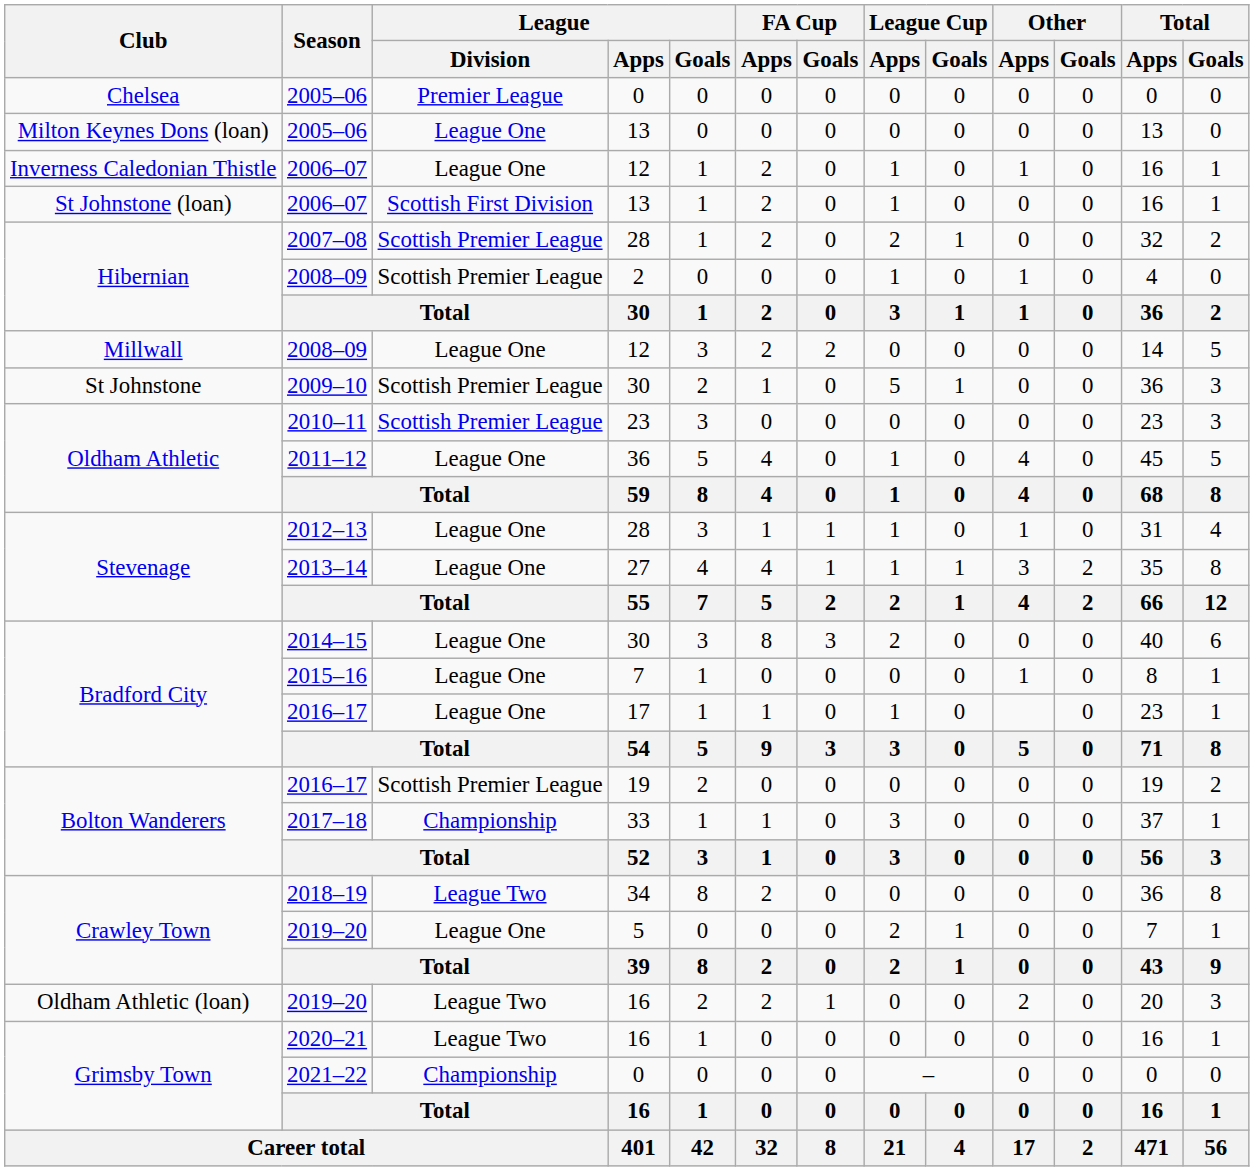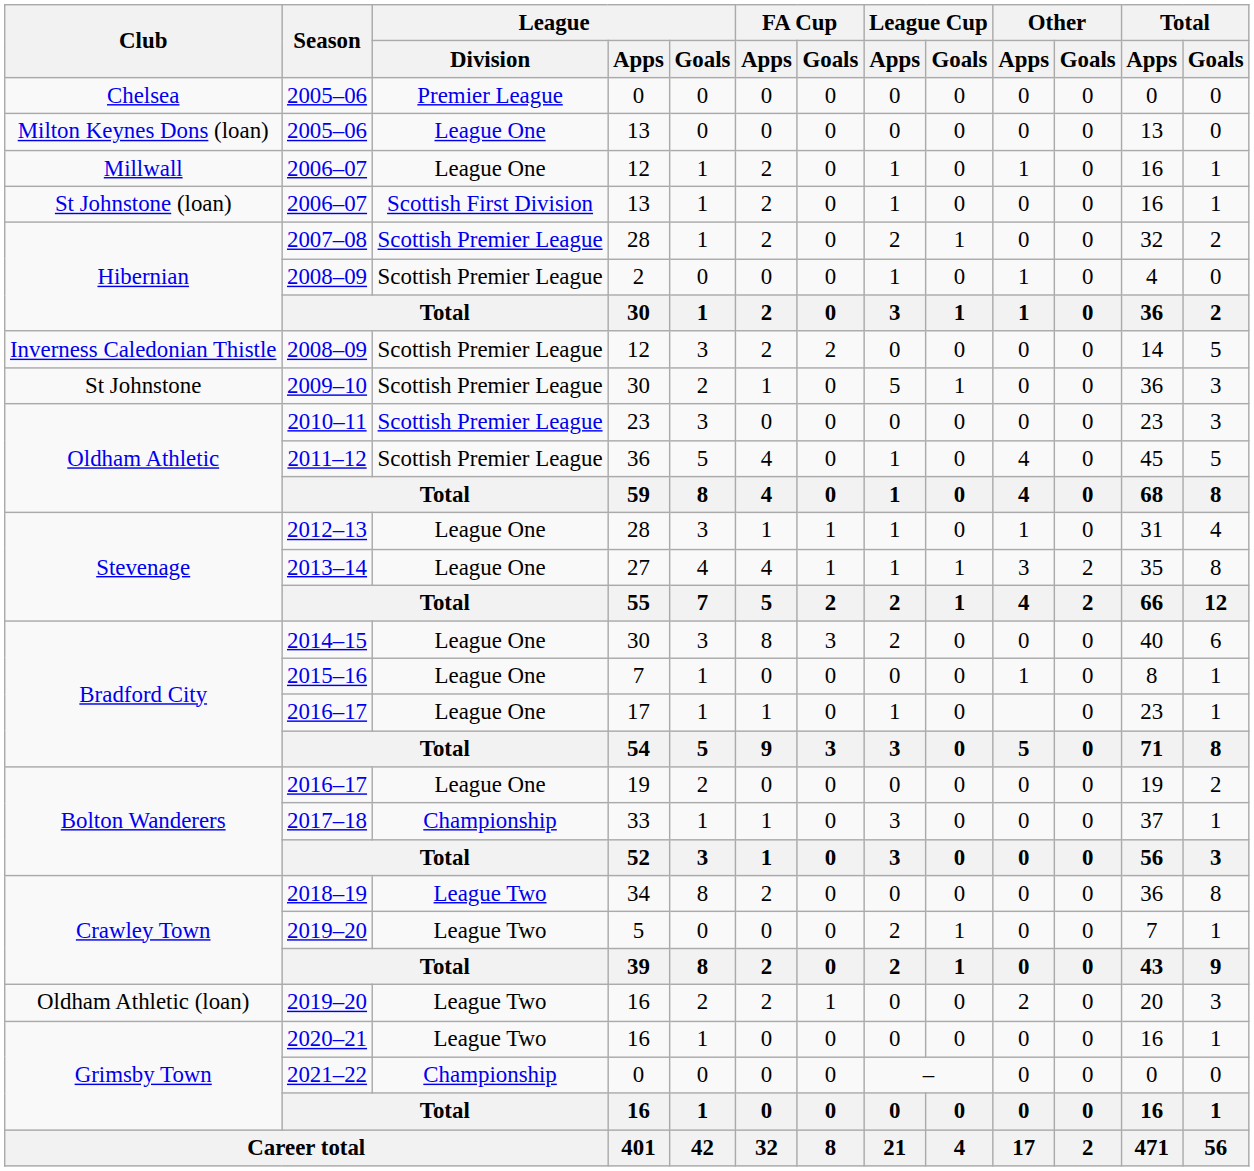(143, 167) Inverness Caledonian Thistle -> (143, 167) Millwall
(143, 349) Millwall -> (143, 349) Inverness Caledonian Thistle
(490, 349) League One -> (490, 349) Scottish Premier League
(490, 458) League One -> (490, 458) Scottish Premier League
(490, 784) Scottish Premier League -> (490, 784) League One
(490, 929) League One -> (490, 929) League Two
